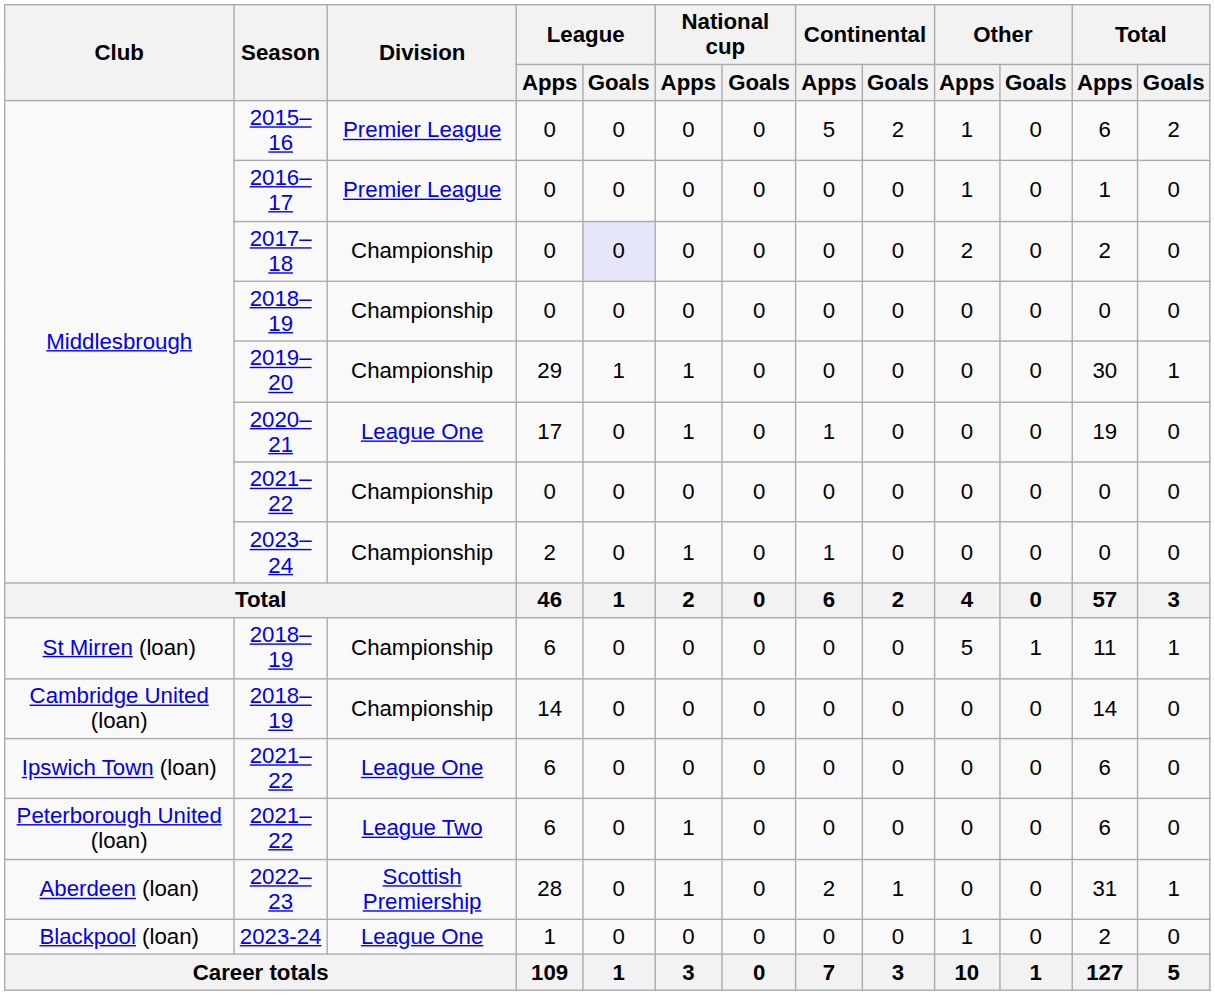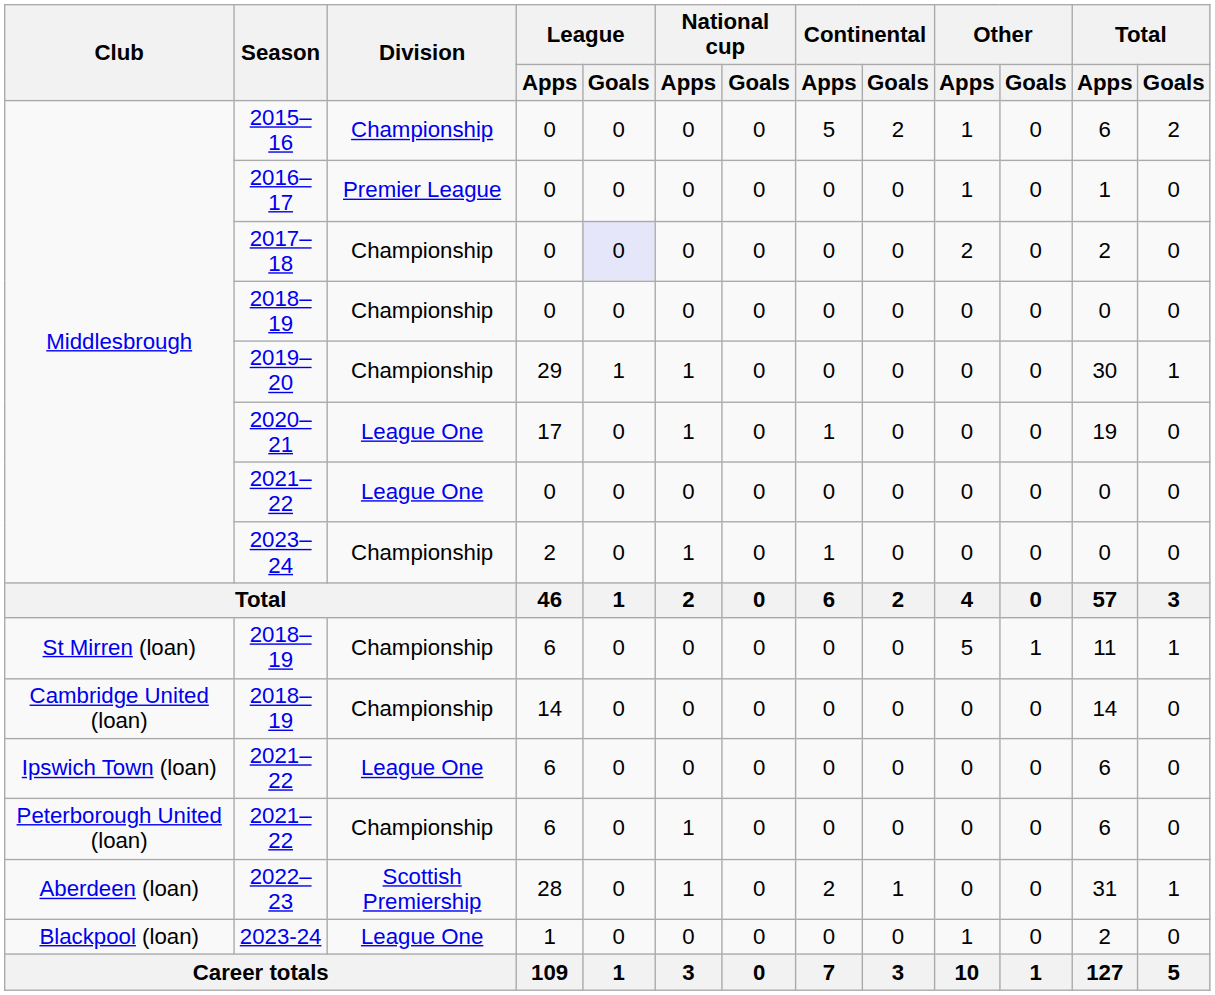(422, 130) Premier League -> (422, 130) Championship
(422, 491) Championship -> (422, 491) League One
(422, 828) League Two -> (422, 828) Championship
